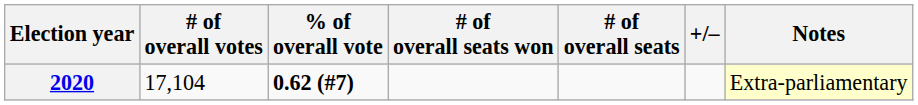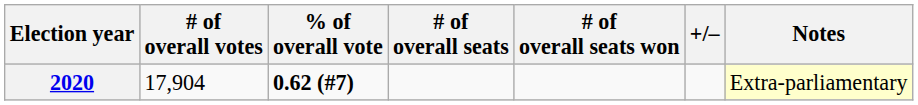columns swapped: (473, 34) <-> (622, 34)
(175, 81) 17,104 -> (175, 81) 17,904
